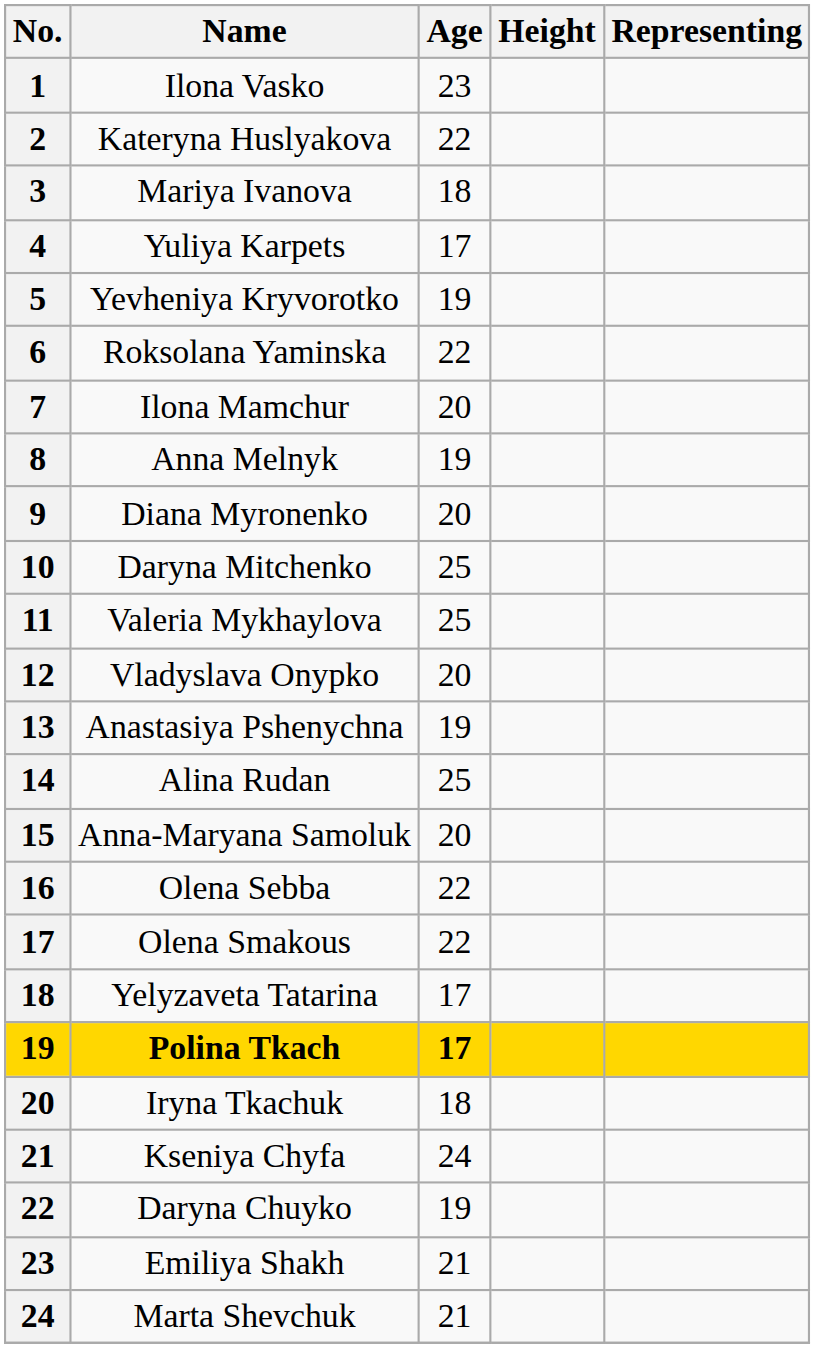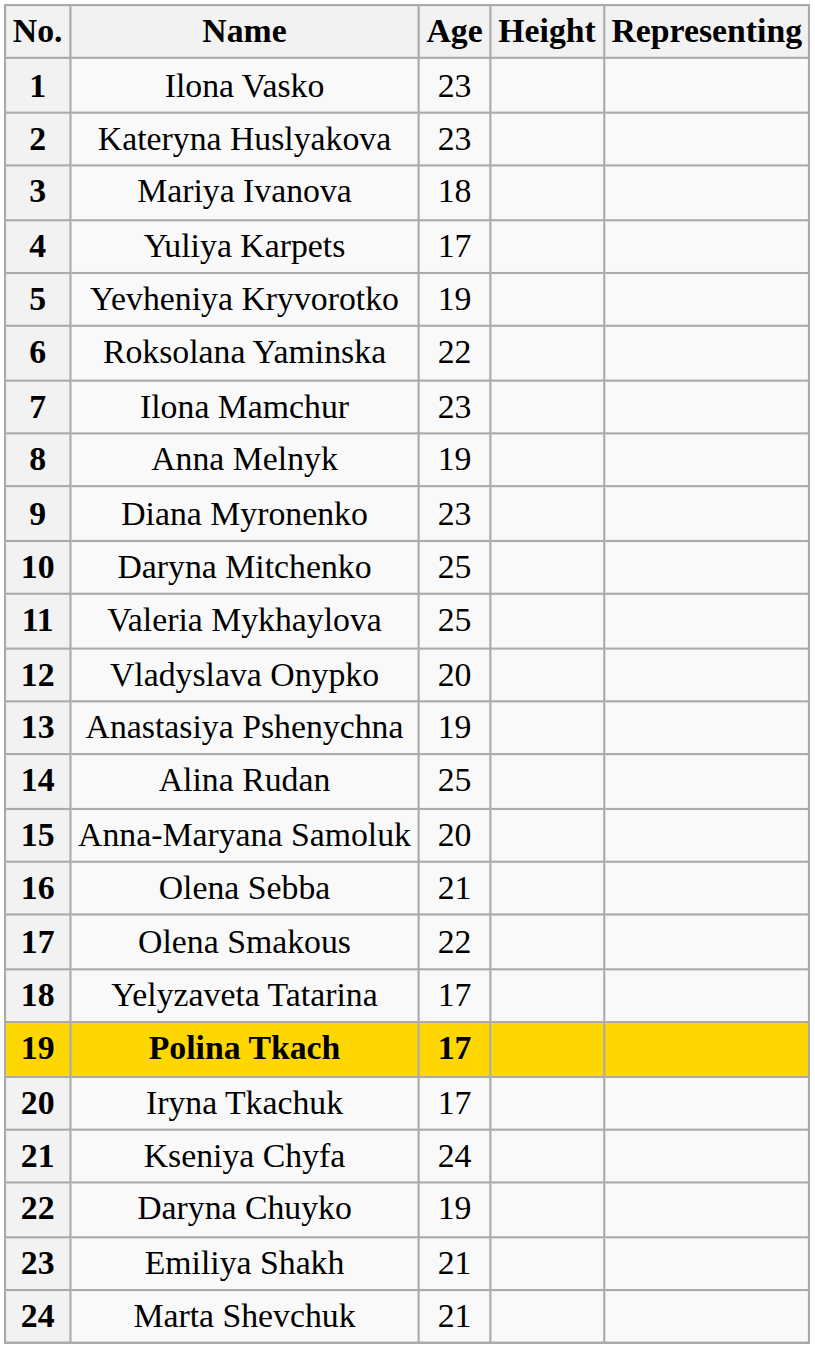(455, 138) 22 -> (455, 138) 23
(455, 406) 20 -> (455, 406) 23
(455, 513) 20 -> (455, 513) 23
(455, 887) 22 -> (455, 887) 21
(455, 1102) 18 -> (455, 1102) 17
